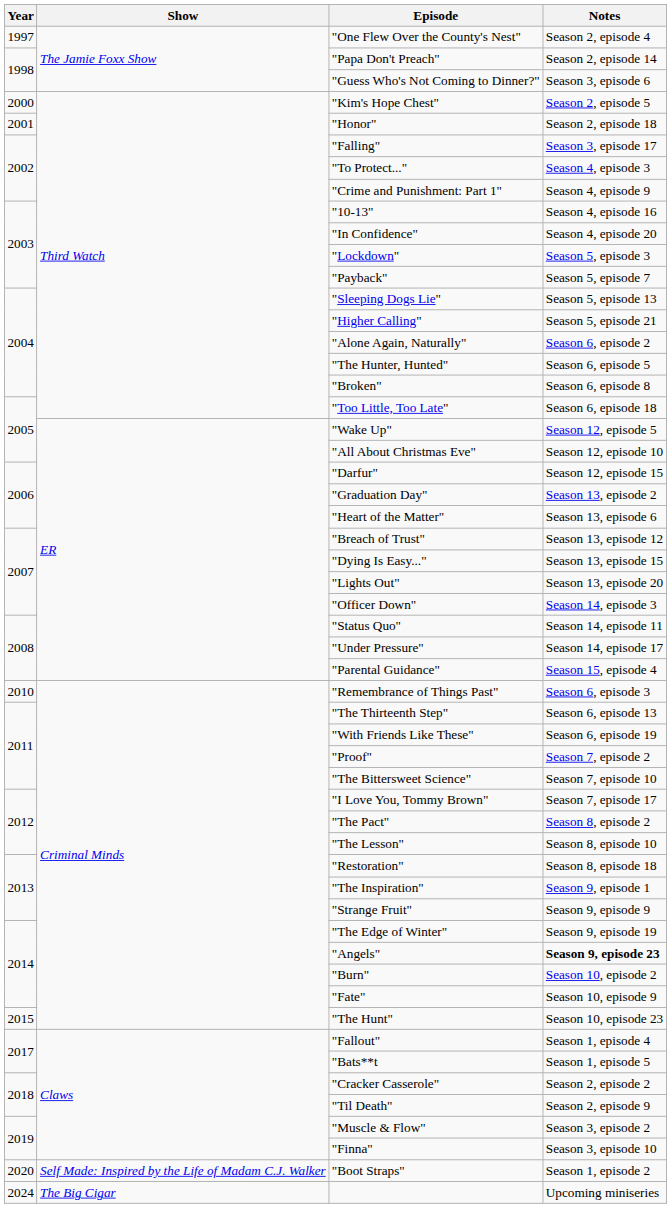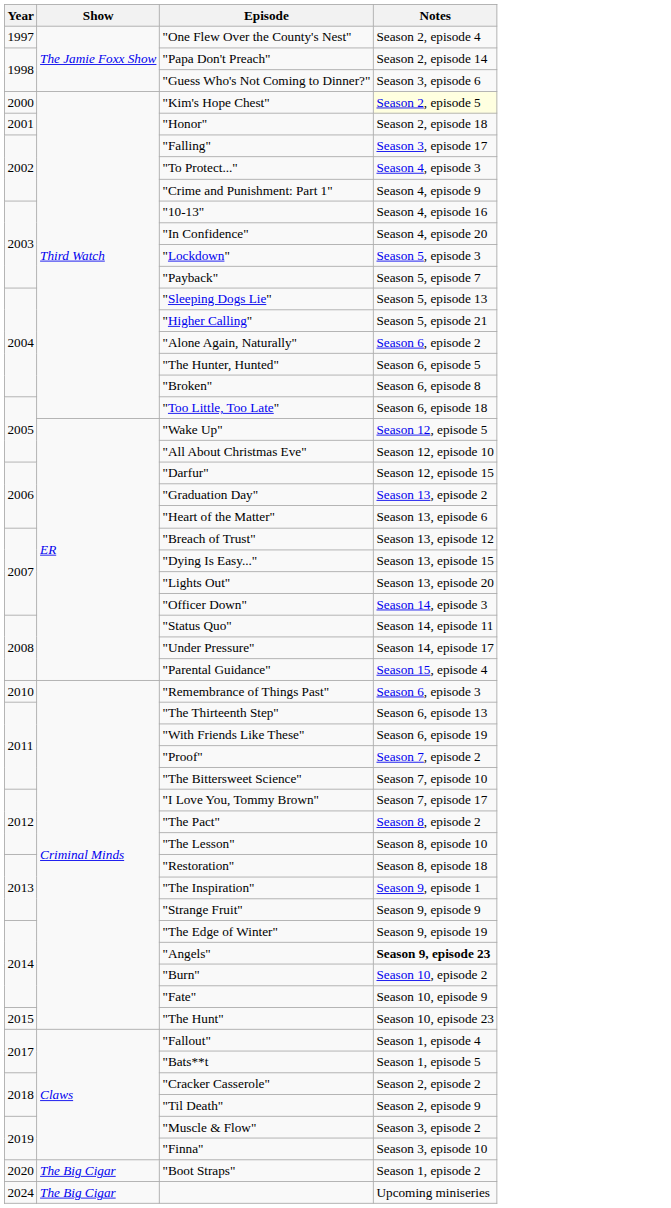(598, 102) no background -> (429, 102) lightyellow background
(183, 1171) Self Made: Inspired by the Life of Madam C.J. Walker -> (78, 1171) The Big Cigar
